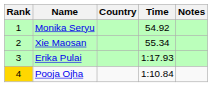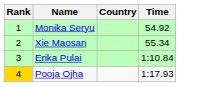- column: (192, 12)
(157, 58) 1:17.93 -> (157, 58) 1:10.84
(157, 74) 1:10.84 -> (157, 74) 1:17.93
